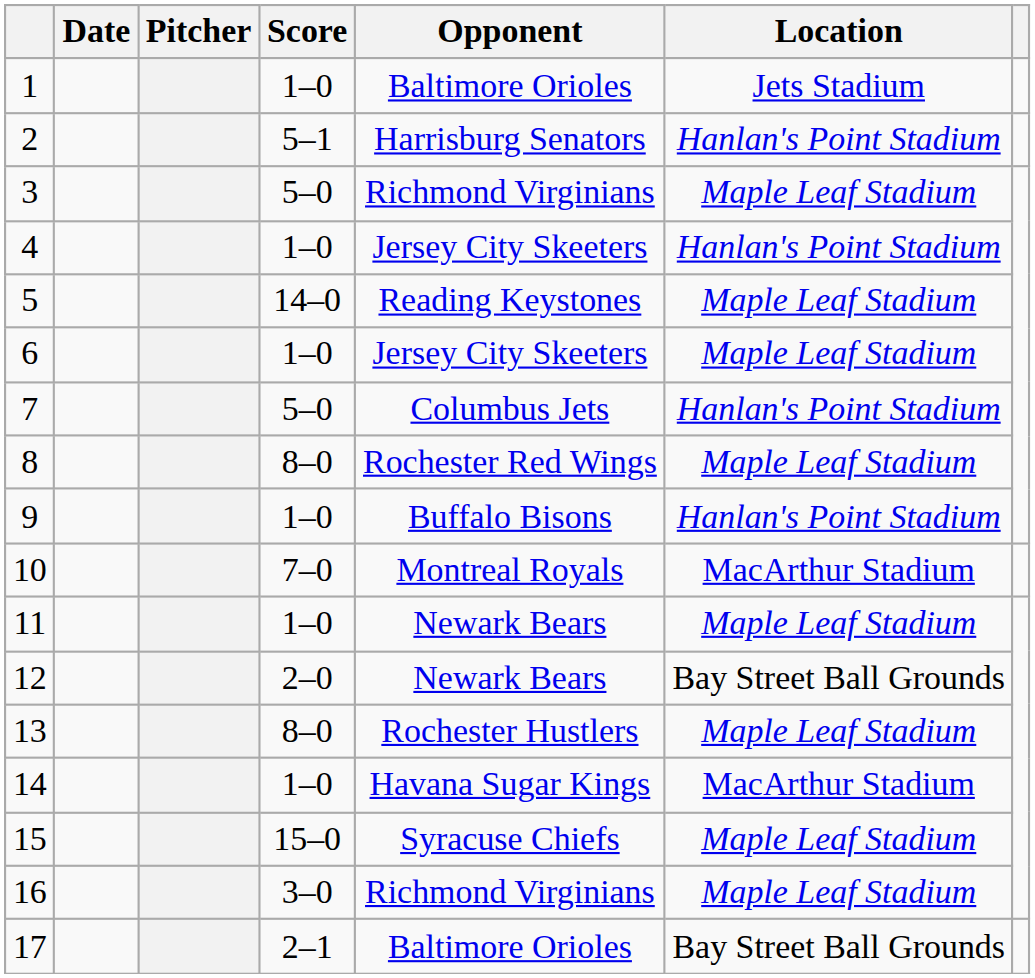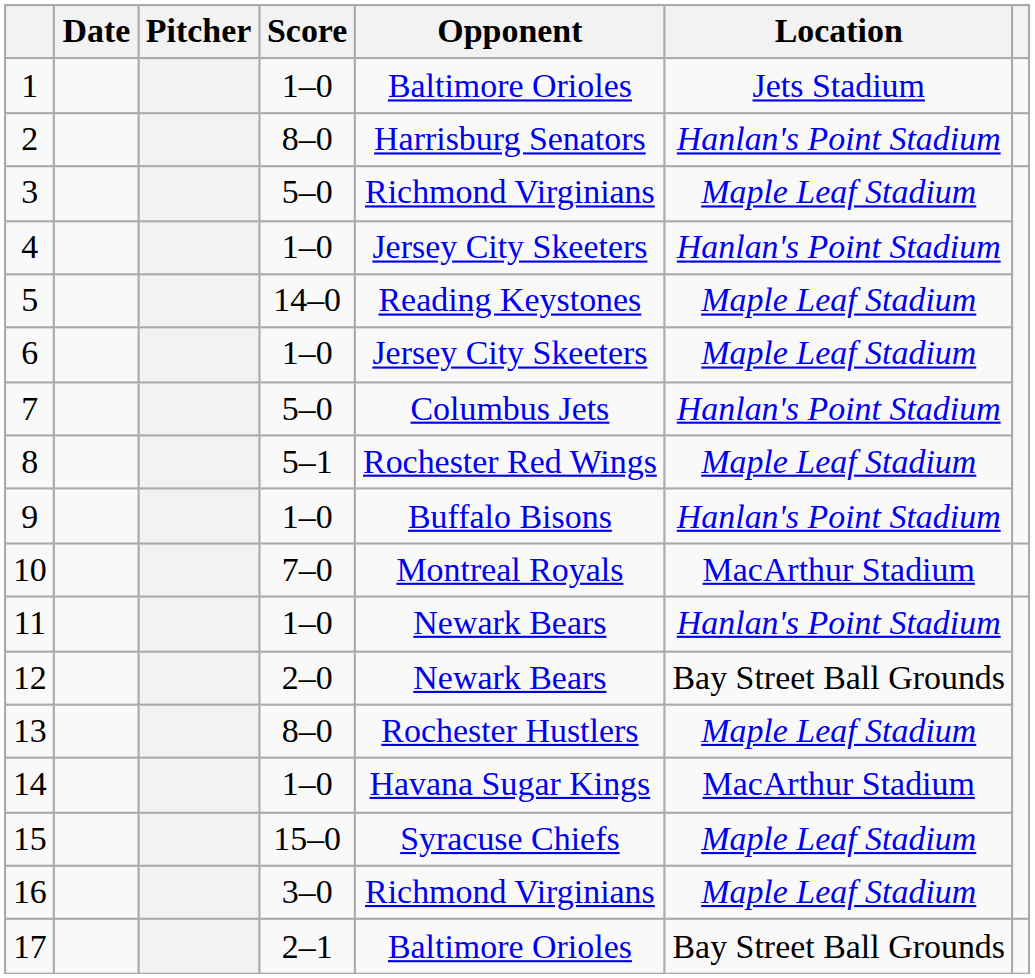(307, 138) 5–1 -> (307, 138) 8–0
(307, 461) 8–0 -> (307, 461) 5–1
(839, 623) Maple Leaf Stadium -> (839, 623) Hanlan's Point Stadium
